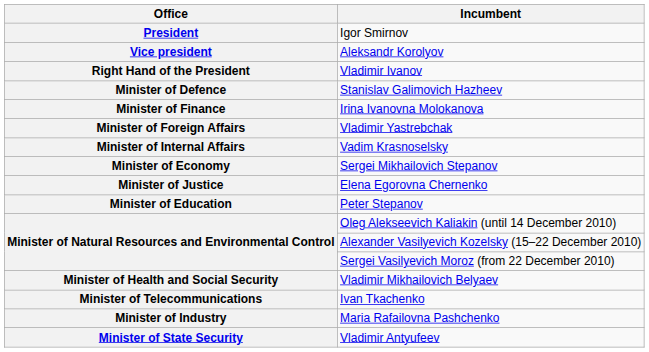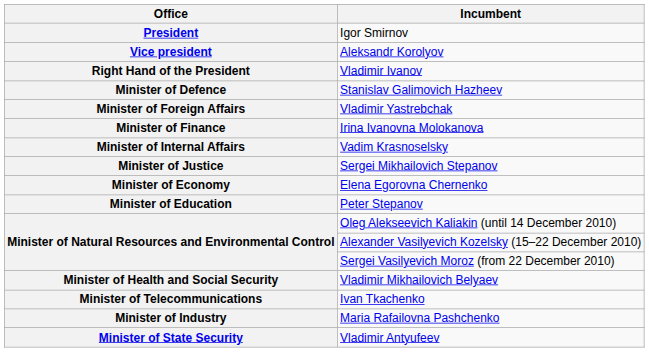rows swapped: (412, 109) <-> (396, 128)
(171, 166) Minister of Economy -> (171, 166) Minister of Justice
(171, 185) Minister of Justice -> (171, 185) Minister of Economy
